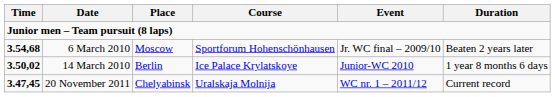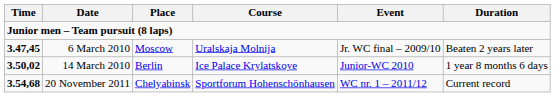(23, 48) 3.54,68 -> (23, 48) 3.47,45
(265, 48) Sportforum Hohenschönhausen -> (235, 48) Uralskaja Molnija
(23, 83) 3.47,45 -> (23, 83) 3.54,68
(235, 83) Uralskaja Molnija -> (265, 83) Sportforum Hohenschönhausen
